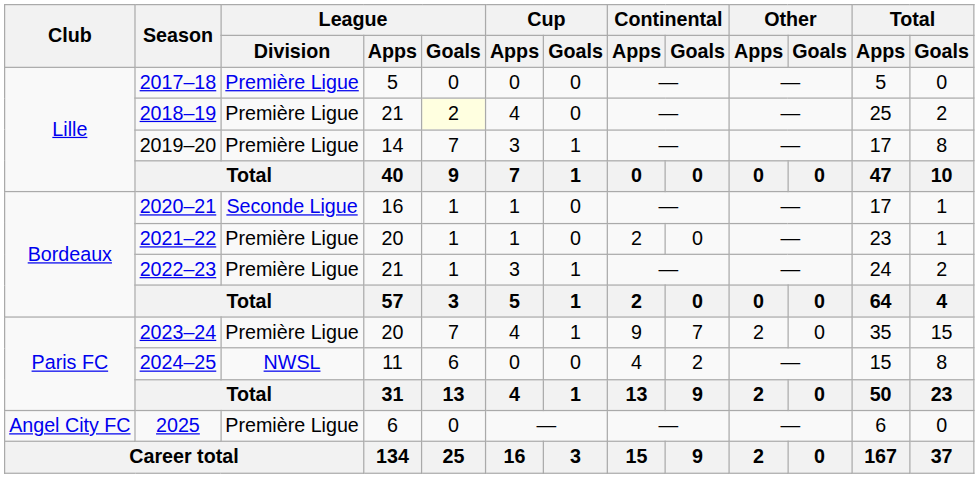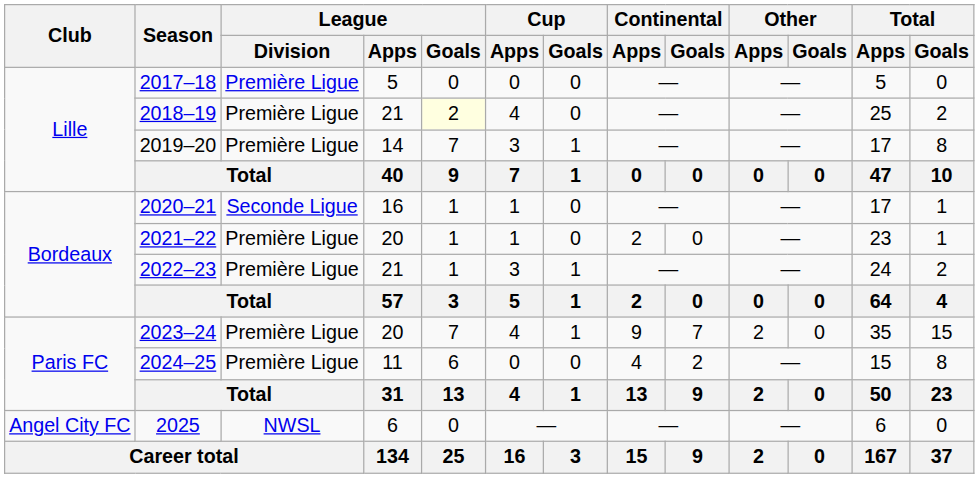(292, 363) NWSL -> (292, 363) Première Ligue
(292, 425) Première Ligue -> (292, 425) NWSL
